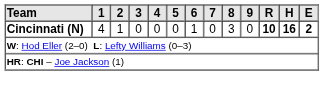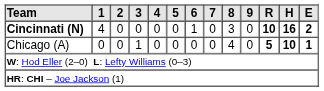(120, 29) 1 -> (120, 29) 0
+ row: (38, 45)
